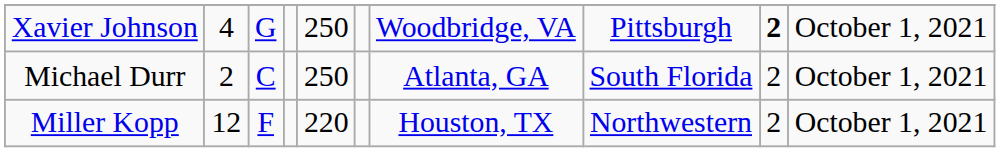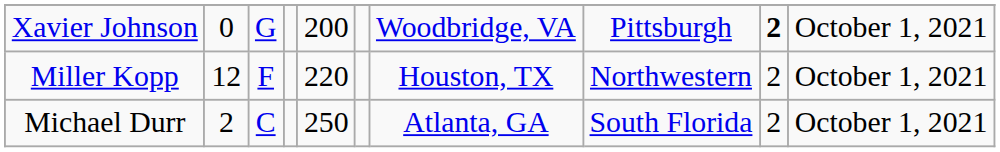(226, 28) 4 -> (226, 28) 0
(326, 28) 250 -> (326, 28) 200
rows swapped: (105, 75) <-> (105, 122)
